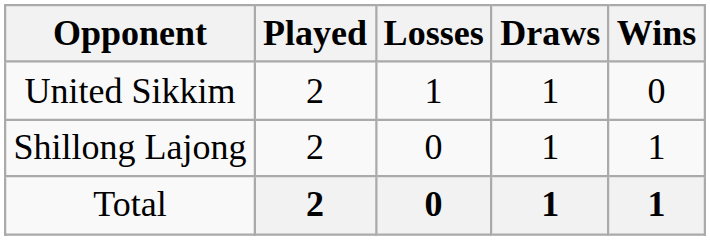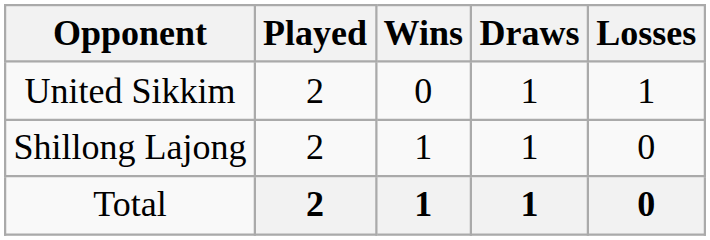columns swapped: (656, 33) <-> (434, 33)
